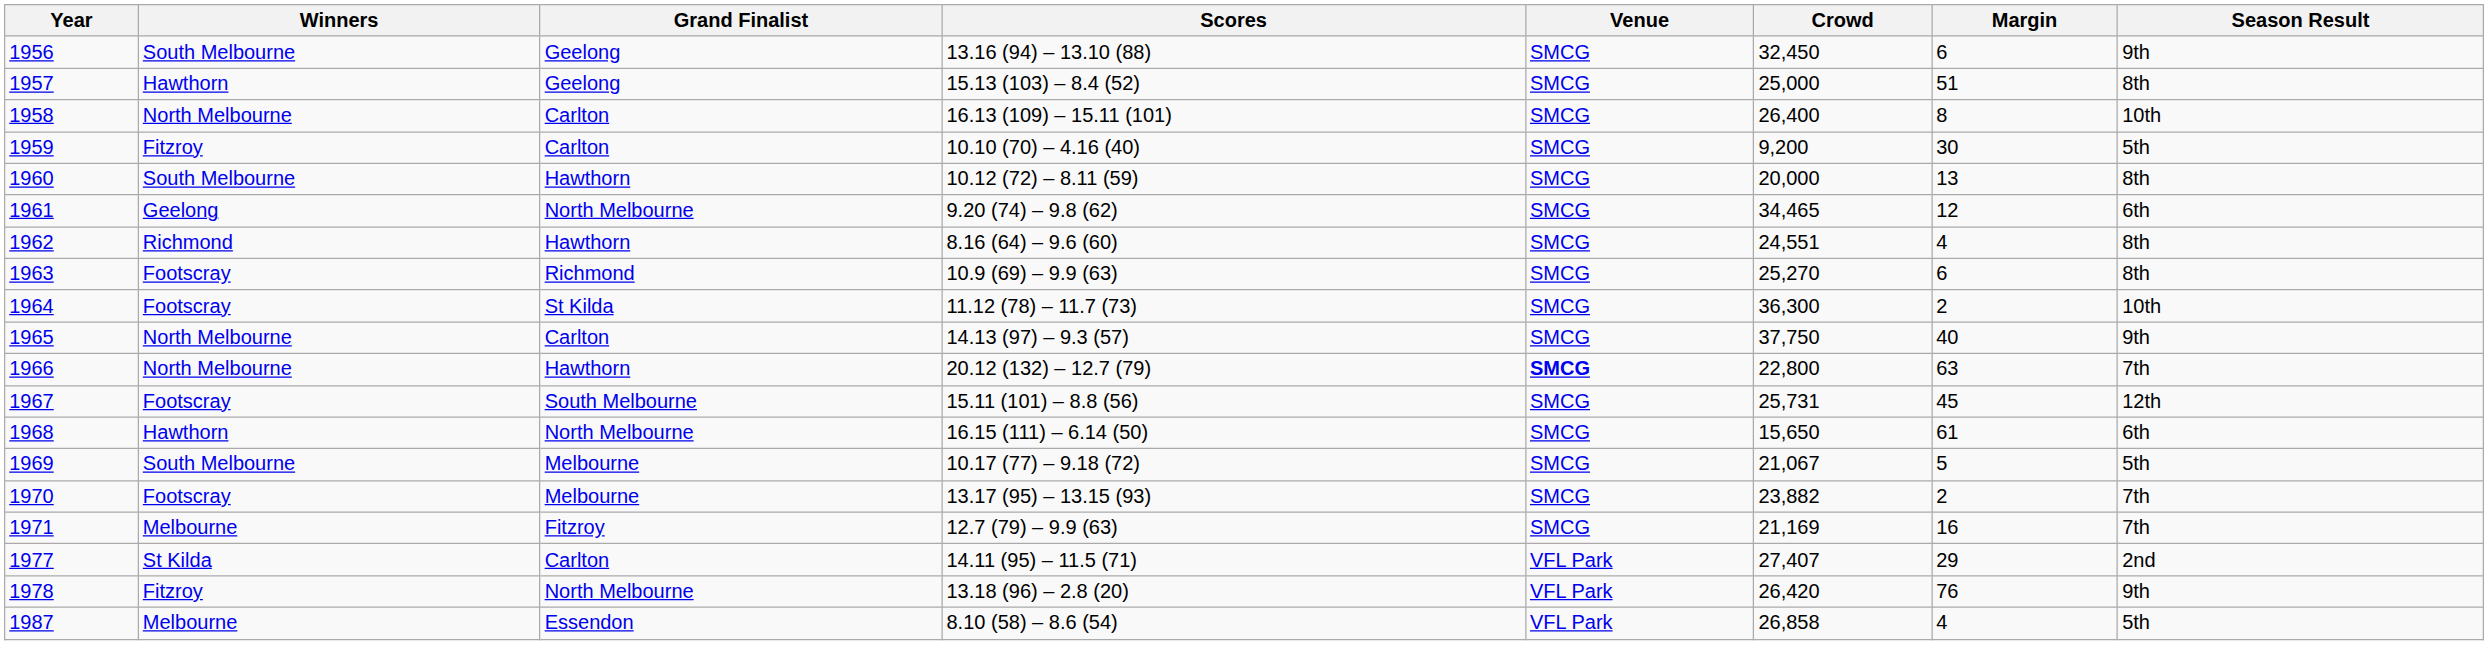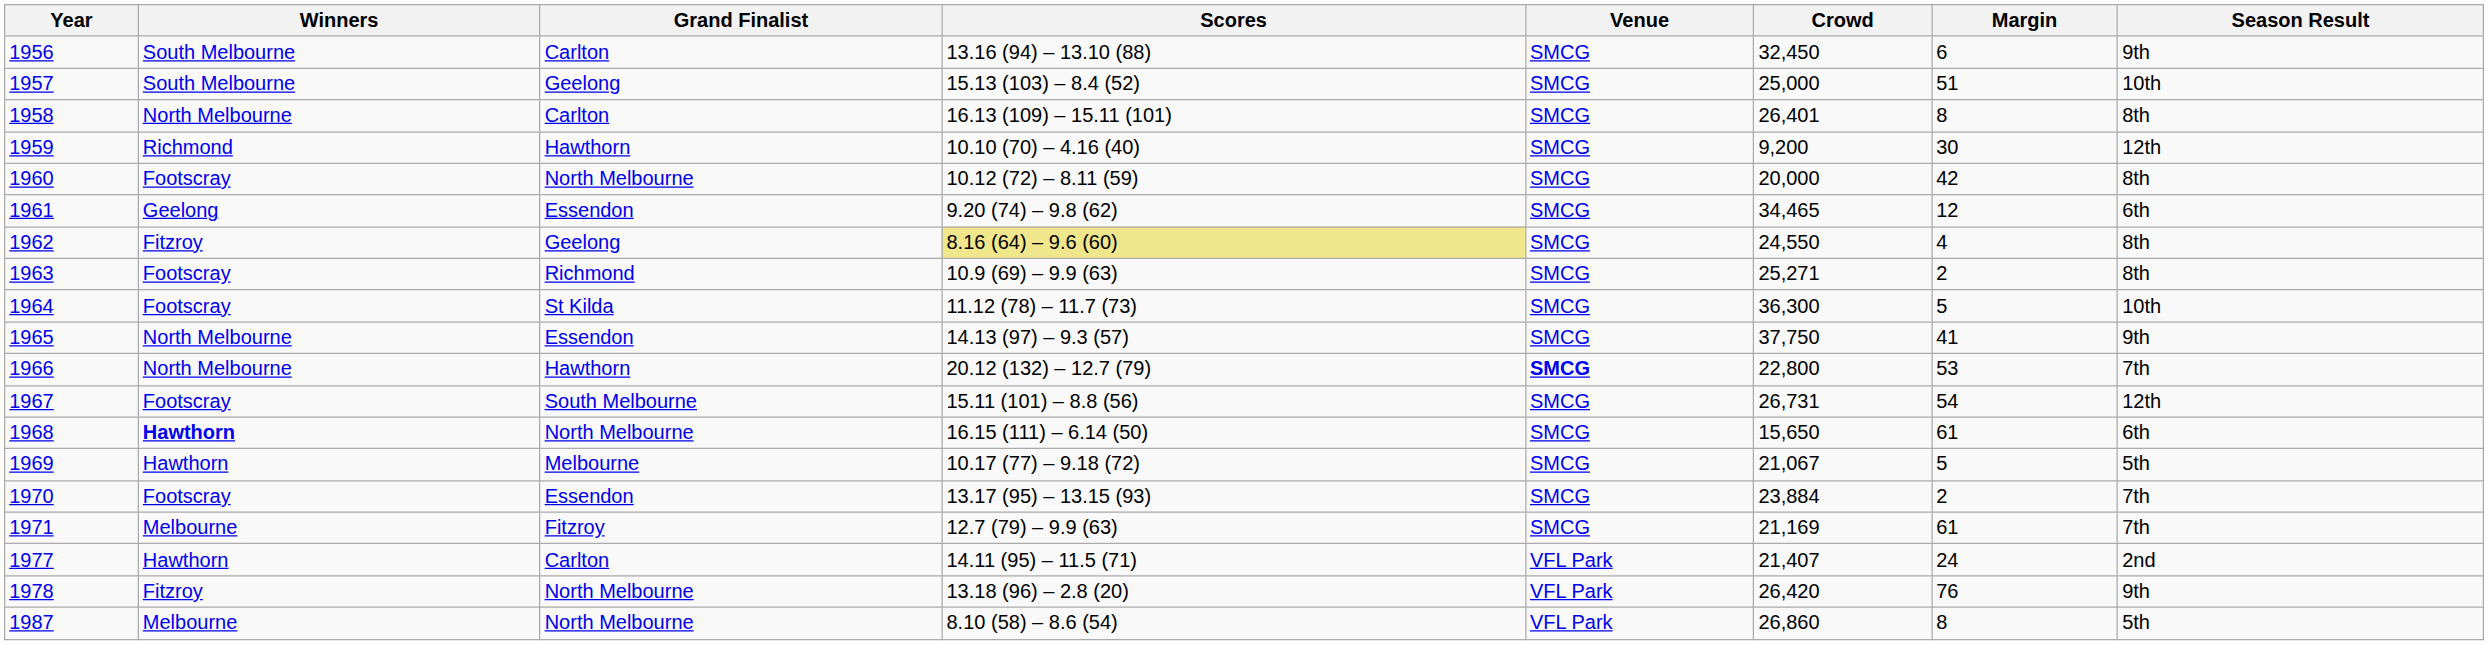(582, 52) Geelong -> (577, 52) Carlton
(186, 83) Hawthorn -> (219, 83) South Melbourne
(2136, 83) 8th -> (2142, 83) 10th
(1789, 115) 26,400 -> (1789, 115) 26,401
(2142, 115) 10th -> (2136, 115) 8th
(173, 147) Fitzroy -> (188, 147) Richmond
(577, 147) Carlton -> (587, 147) Hawthorn
(2136, 147) 5th -> (2142, 147) 12th
(219, 178) South Melbourne -> (187, 178) Footscray
(587, 178) Hawthorn -> (619, 178) North Melbourne
(1947, 178) 13 -> (1947, 178) 42
(619, 210) North Melbourne -> (589, 210) Essendon
(188, 242) Richmond -> (173, 242) Fitzroy
(587, 242) Hawthorn -> (582, 242) Geelong
(1032, 242) no background -> (1032, 242) khaki background
(1789, 242) 24,551 -> (1789, 242) 24,550
(1789, 274) 25,270 -> (1789, 274) 25,271
(1942, 274) 6 -> (1942, 274) 2
(1942, 305) 2 -> (1942, 305) 5
(577, 337) Carlton -> (589, 337) Essendon
(1947, 337) 40 -> (1947, 337) 41
(1947, 369) 63 -> (1947, 369) 53
(1789, 400) 25,731 -> (1789, 400) 26,731
(1947, 400) 45 -> (1947, 400) 54
(186, 432) normal -> (189, 432) bold
(219, 464) South Melbourne -> (186, 464) Hawthorn
(592, 496) Melbourne -> (589, 496) Essendon
(1789, 496) 23,882 -> (1789, 496) 23,884
(1947, 527) 16 -> (1947, 527) 61
(177, 559) St Kilda -> (186, 559) Hawthorn
(1789, 559) 27,407 -> (1789, 559) 21,407
(1947, 559) 29 -> (1947, 559) 24
(589, 623) Essendon -> (619, 623) North Melbourne
(1789, 623) 26,858 -> (1789, 623) 26,860
(1942, 623) 4 -> (1942, 623) 8
